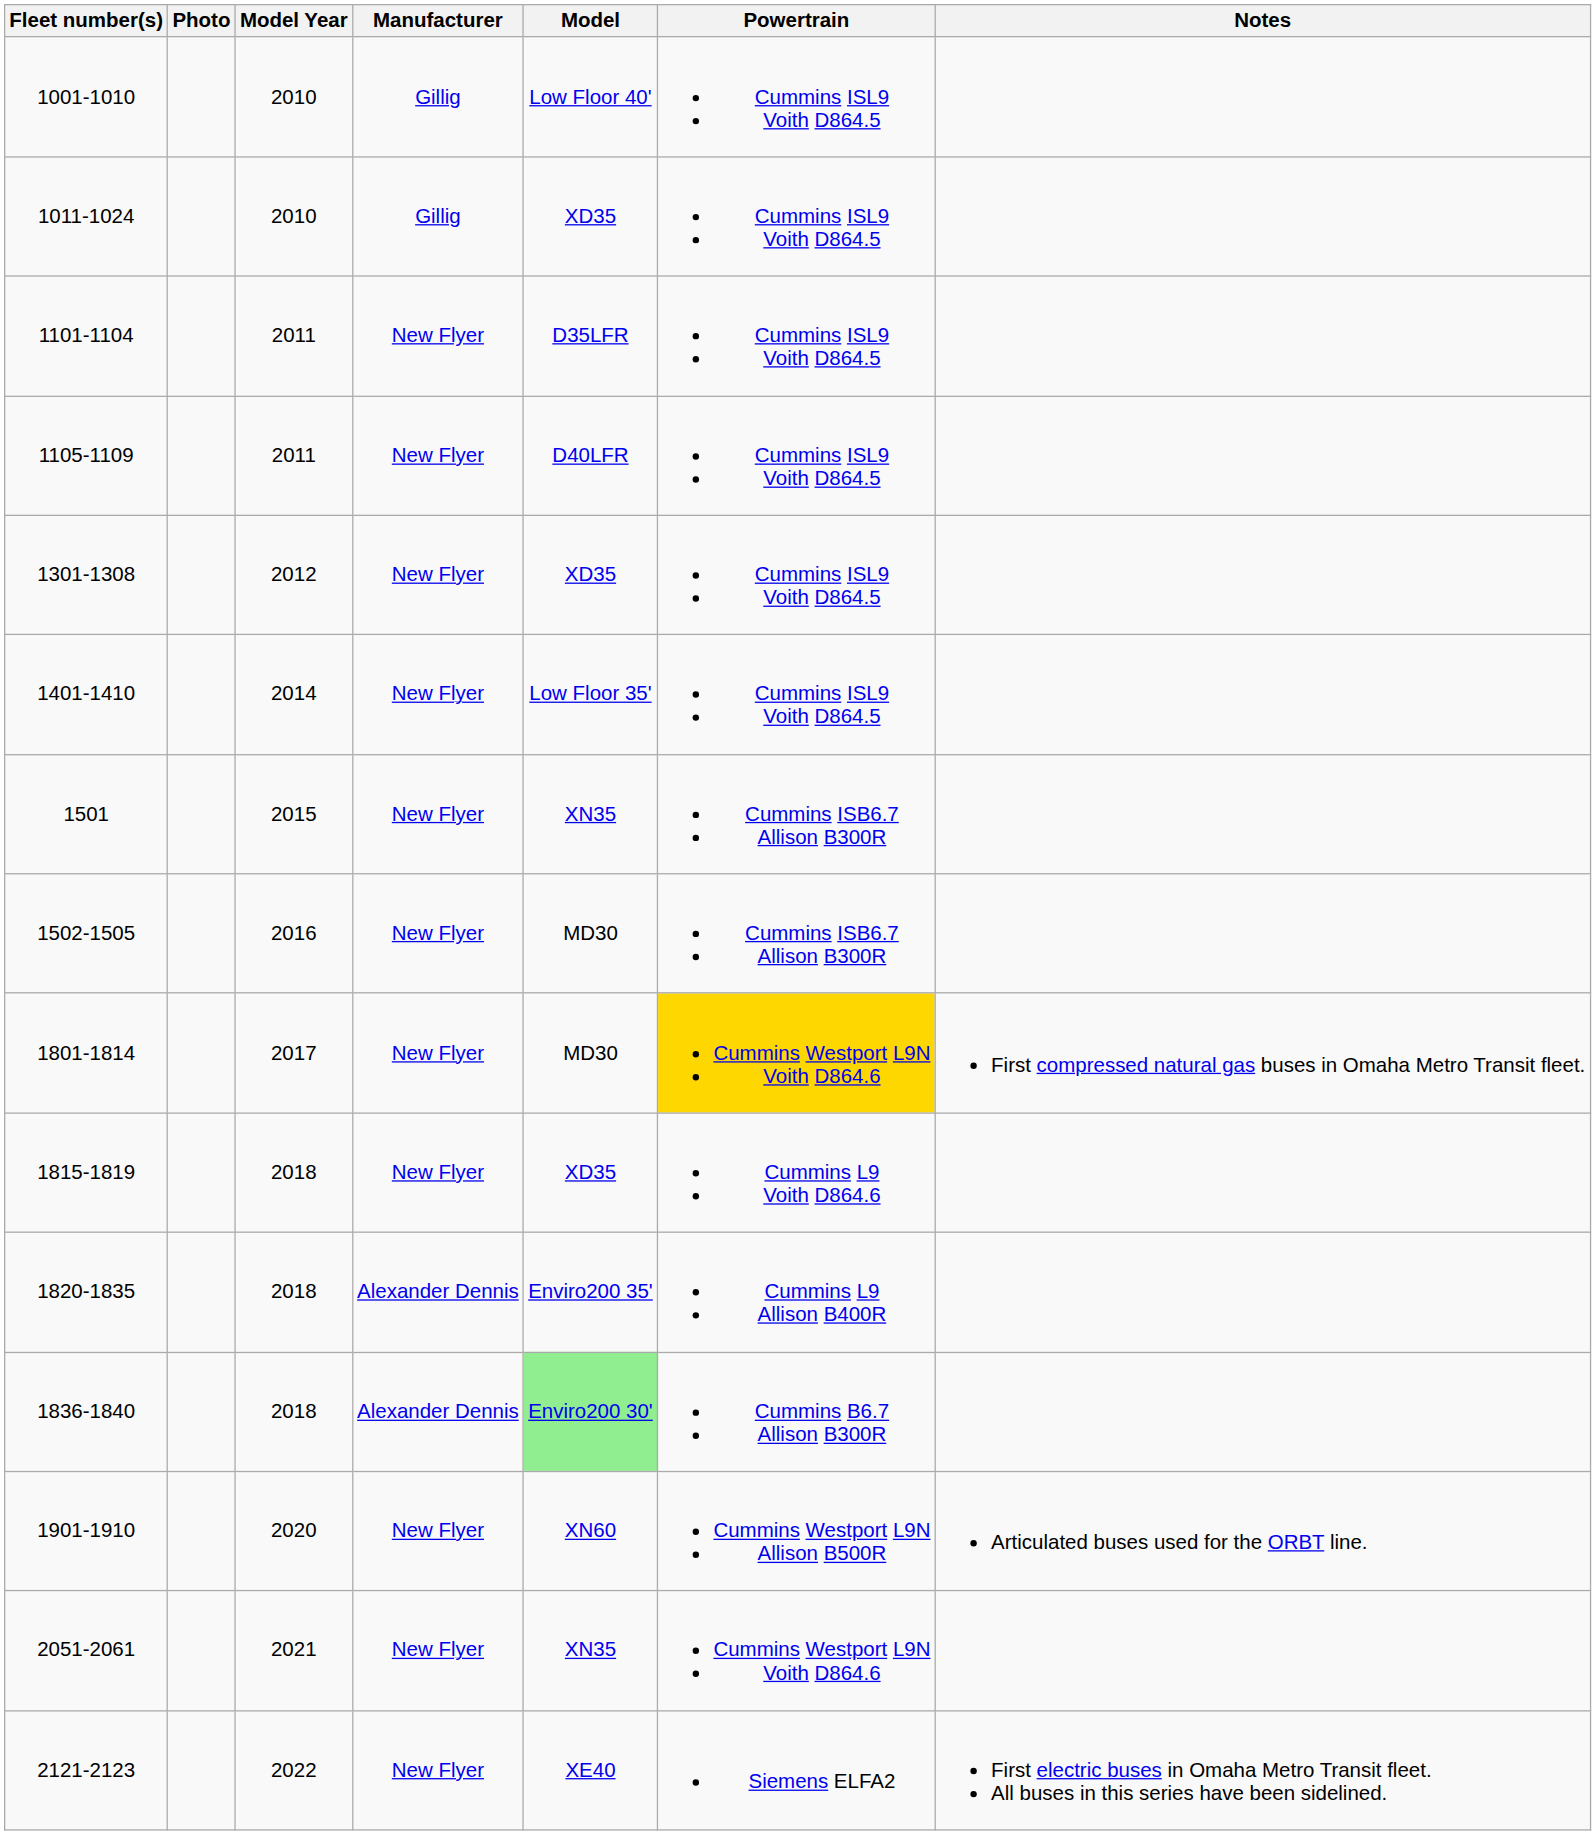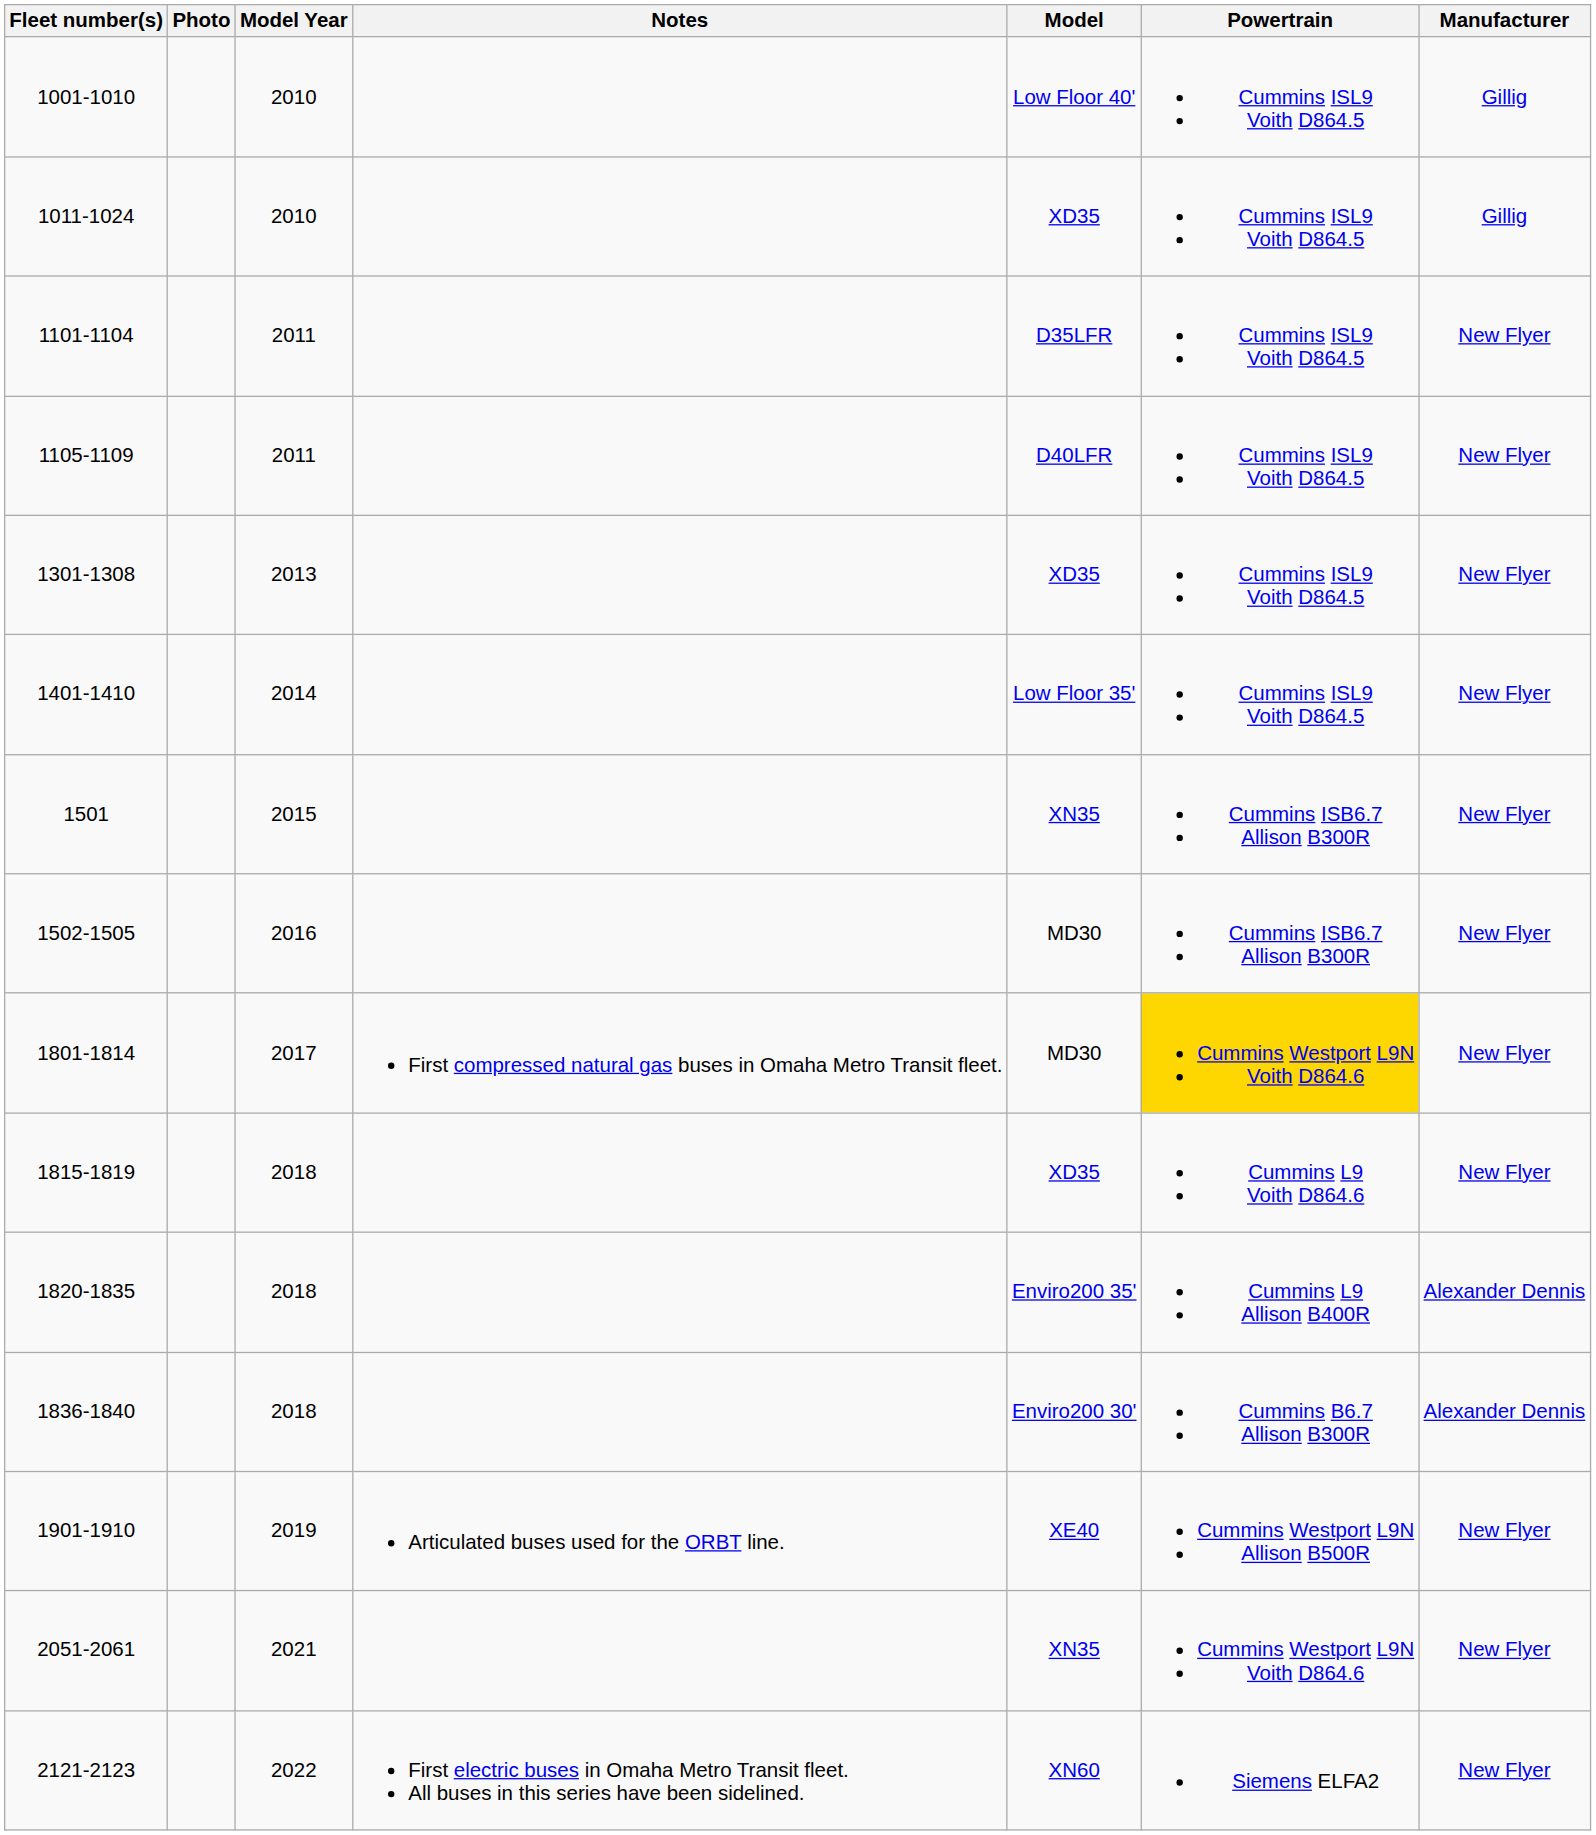columns swapped: (438, 20) <-> (1263, 20)
(294, 574) 2012 -> (294, 574) 2013
(590, 1411) lightgreen background -> (1074, 1411) no background
(294, 1530) 2020 -> (294, 1530) 2019
(590, 1530) XN60 -> (1074, 1530) XE40
(590, 1770) XE40 -> (1074, 1770) XN60
